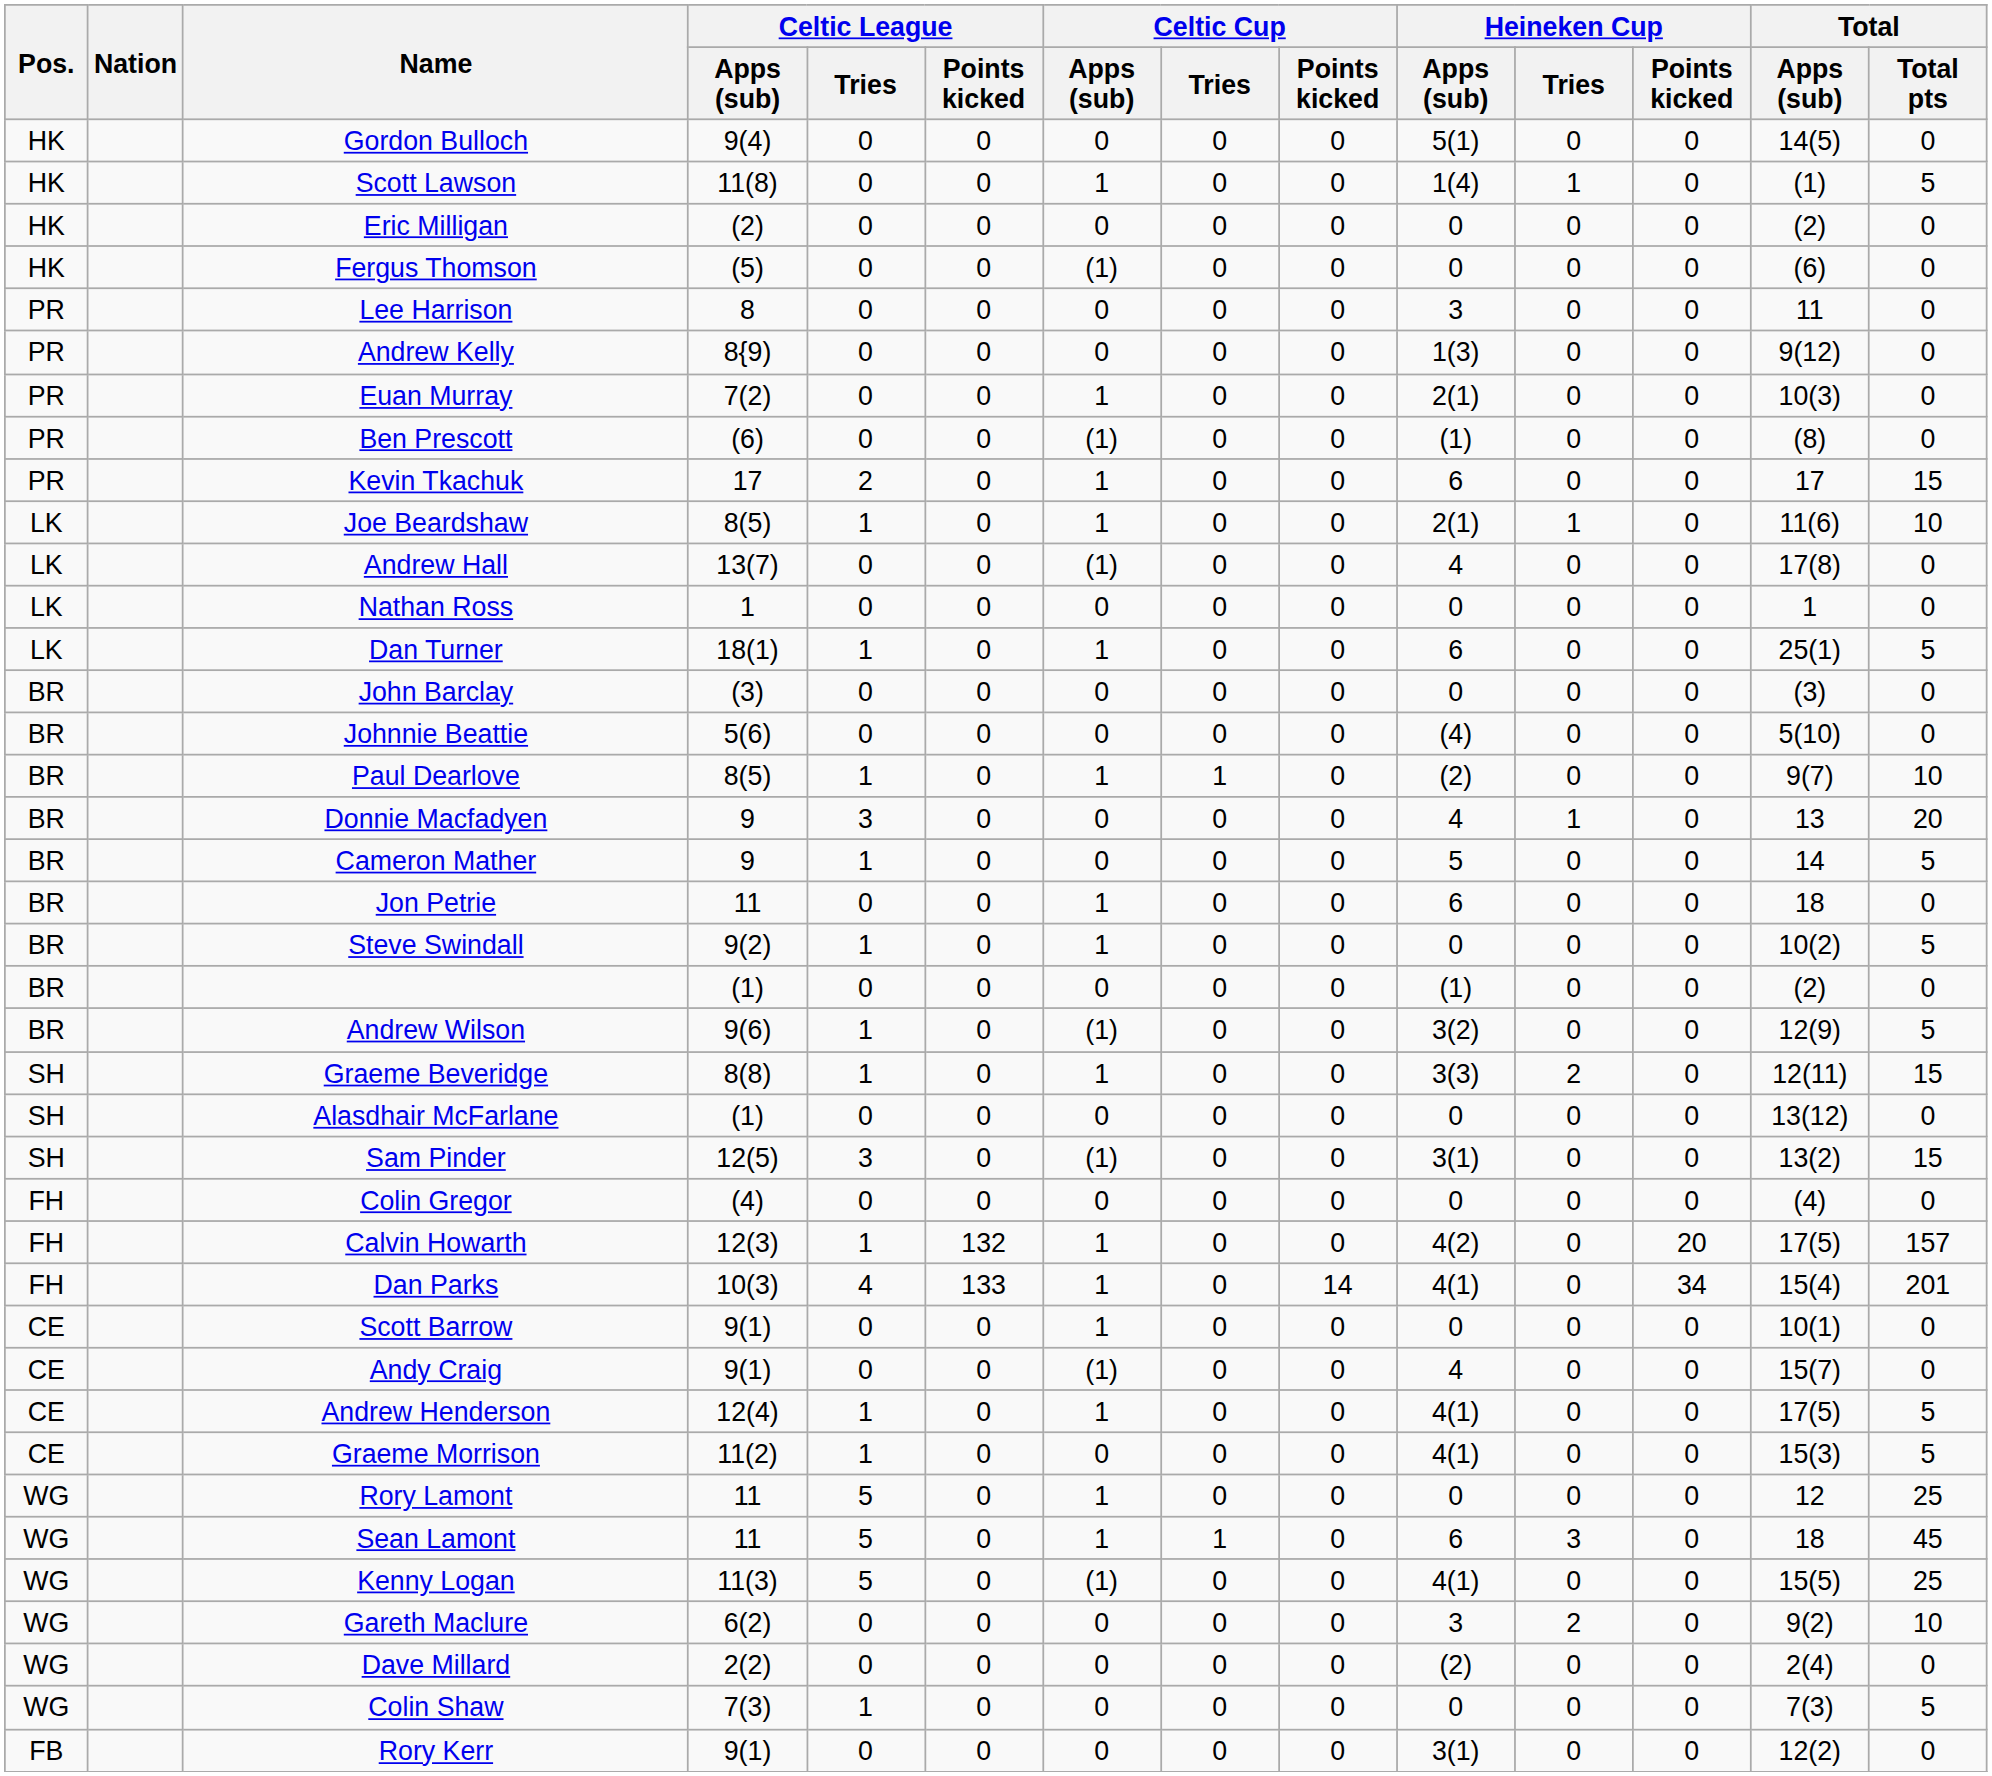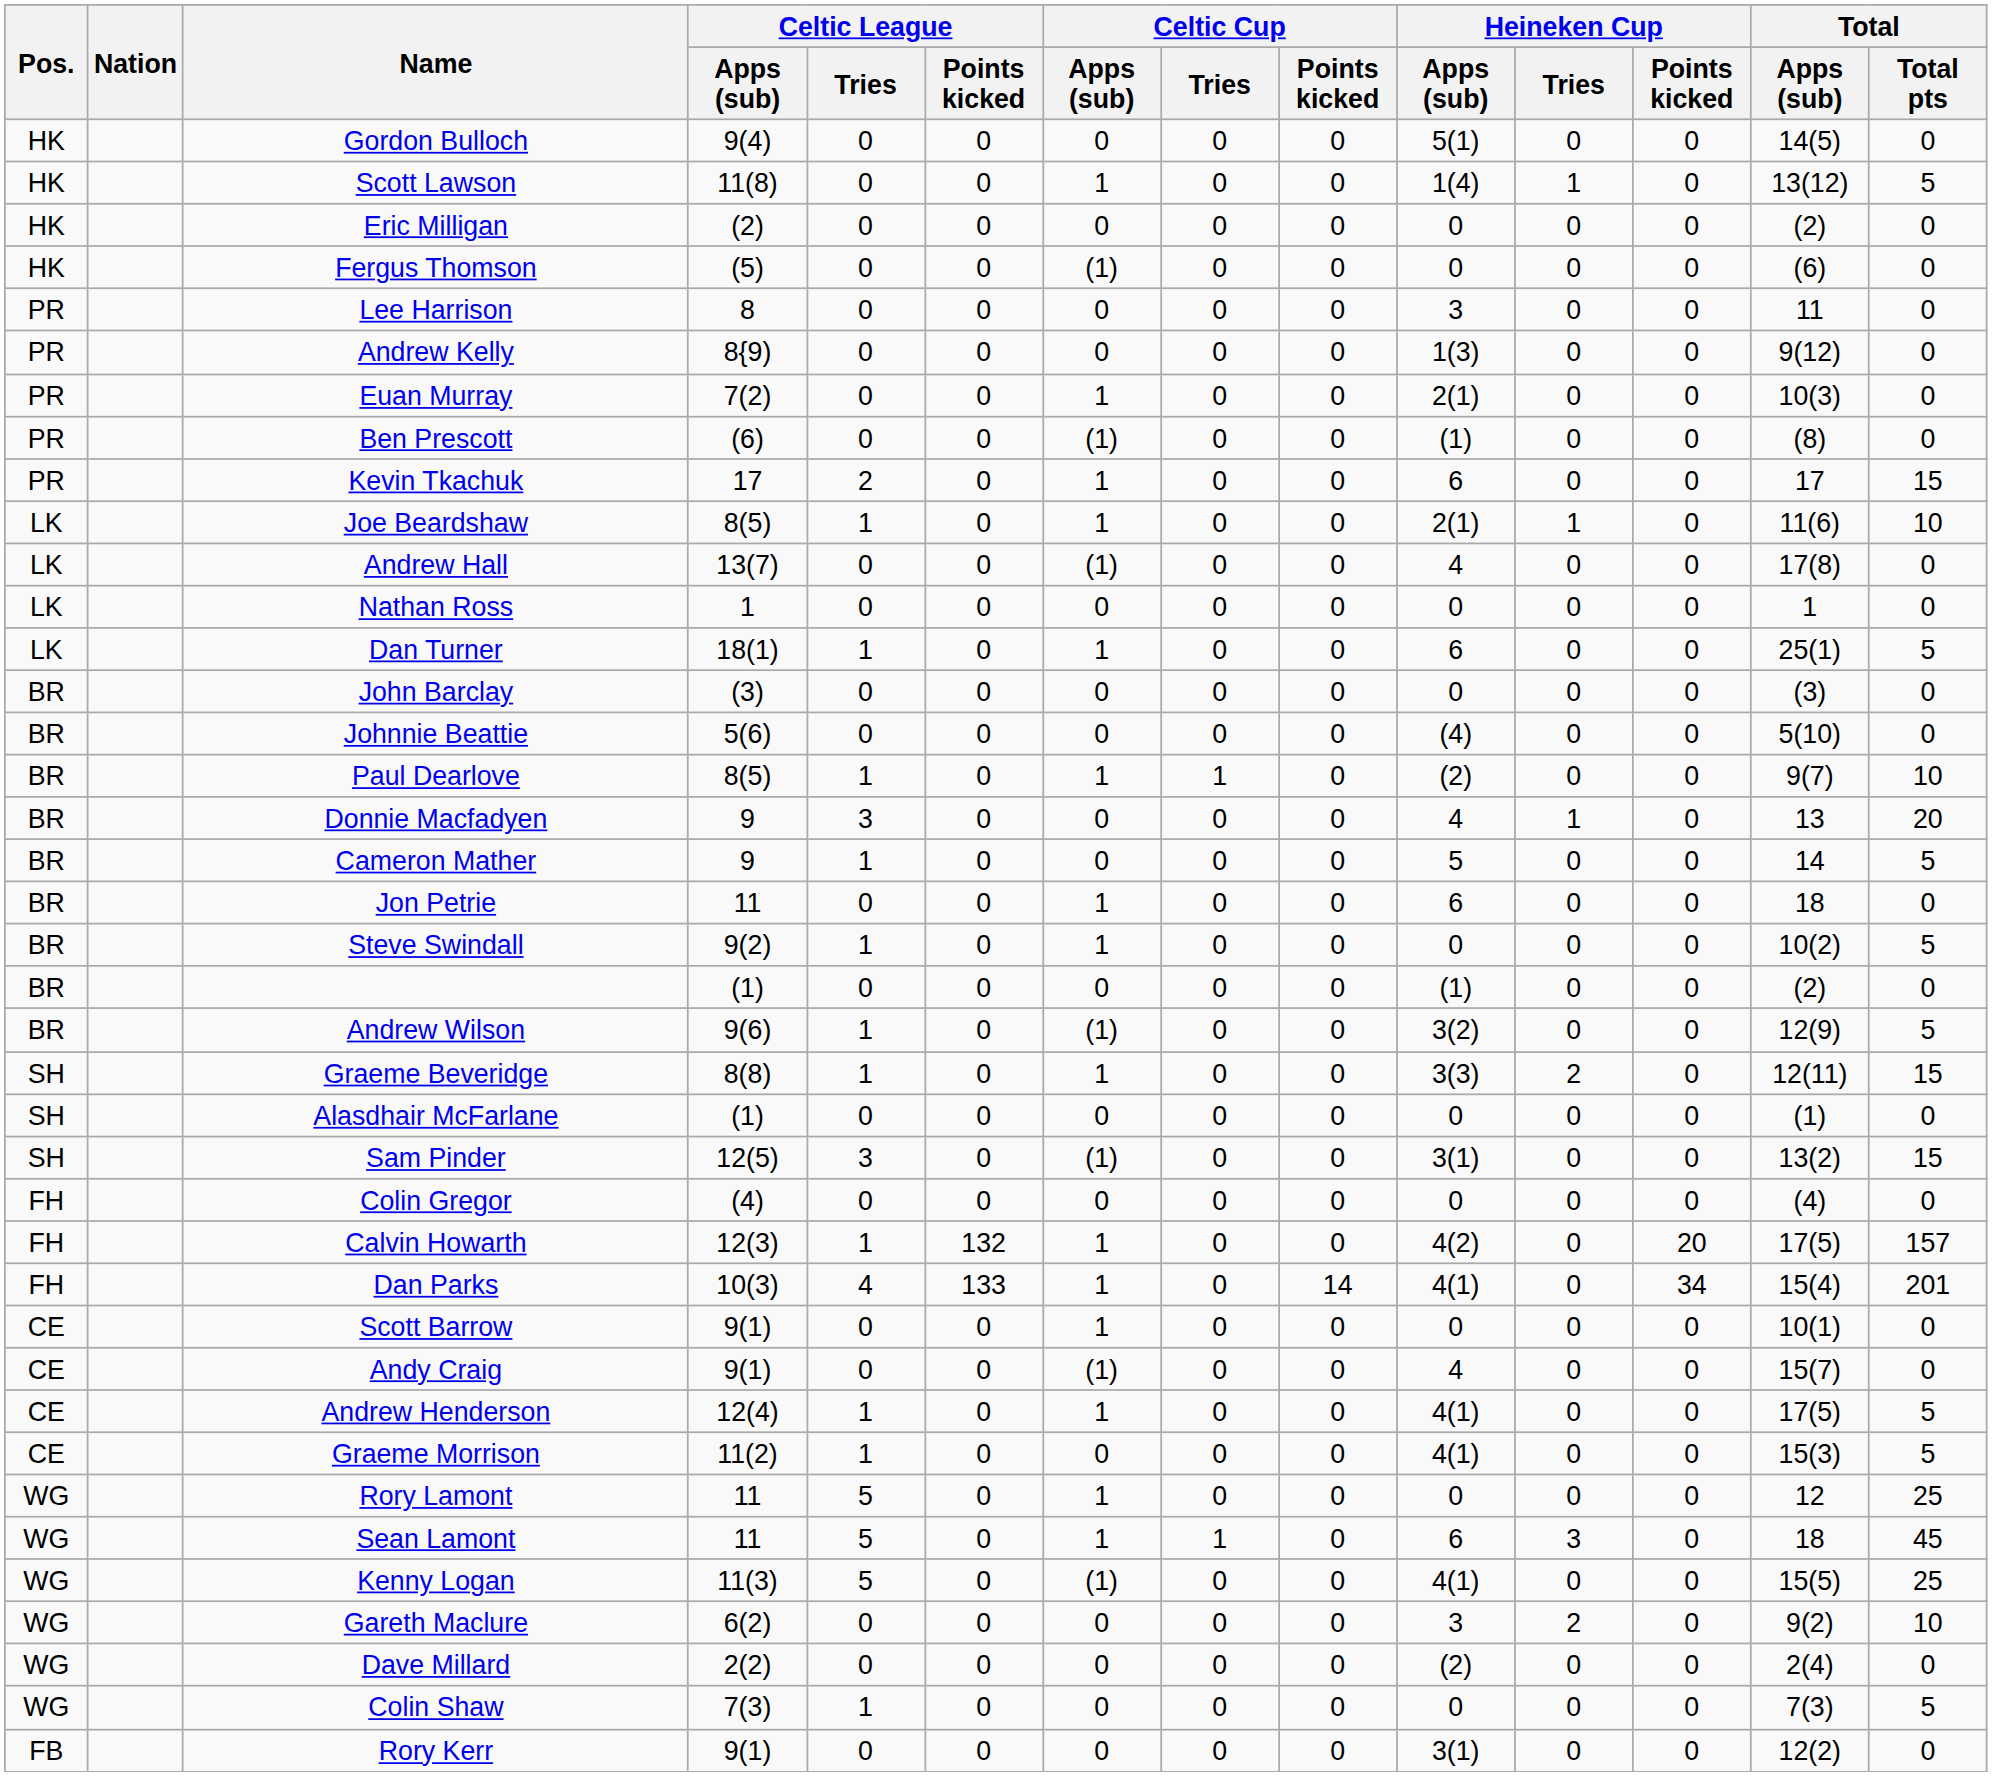(1810, 183) (1) -> (1810, 183) 13(12)
(1810, 1115) 13(12) -> (1810, 1115) (1)
